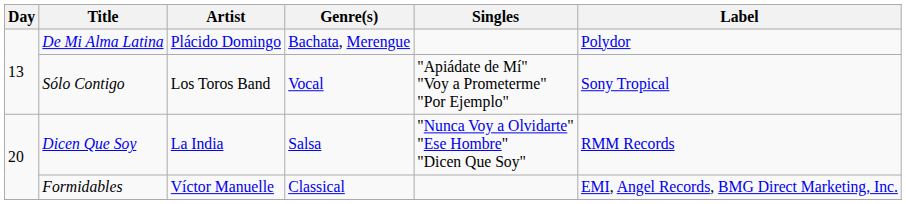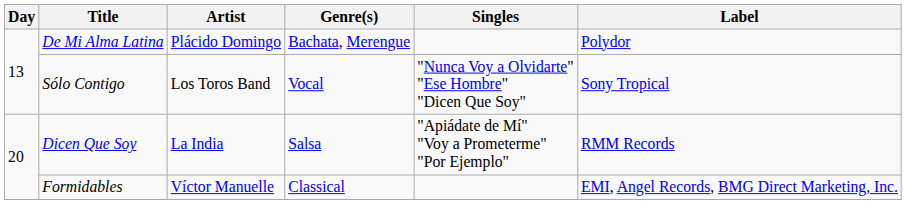(482, 84) "Apiádate de Mí" "Voy a Prometerme" "Por Ejemplo" -> (496, 84) "Nunca Voy a Olvidarte" "Ese Hombre" "Dicen Que Soy"
(496, 144) "Nunca Voy a Olvidarte" "Ese Hombre" "Dicen Que Soy" -> (482, 144) "Apiádate de Mí" "Voy a Prometerme" "Por Ejemplo"
